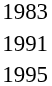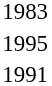rows swapped: (25, 43) <-> (25, 74)
